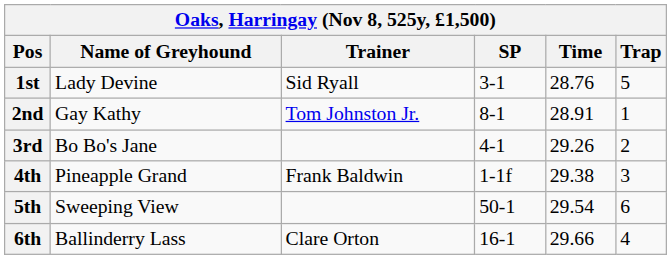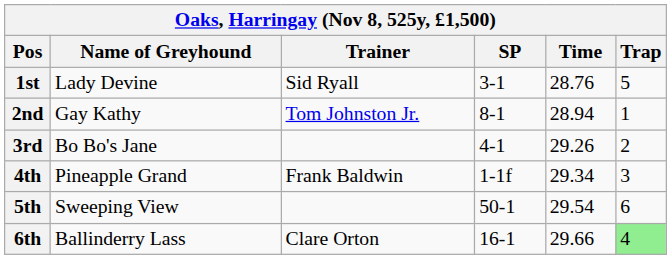(572, 113) 28.91 -> (572, 113) 28.94
(572, 176) 29.38 -> (572, 176) 29.34
(625, 238) no background -> (625, 238) lightgreen background
